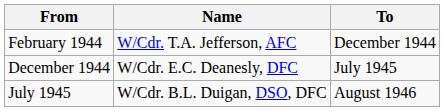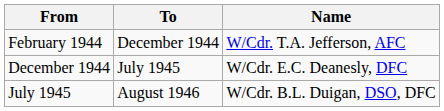columns swapped: (385, 17) <-> (222, 17)
